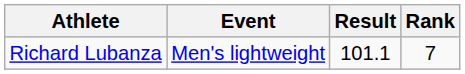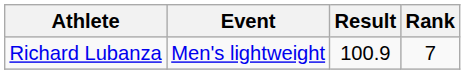(365, 53) 101.1 -> (365, 53) 100.9
